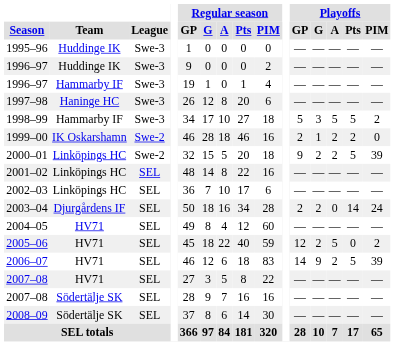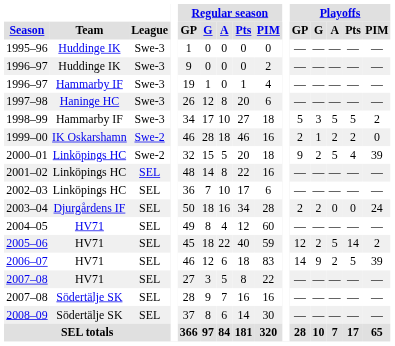(335, 155) 2 -> (335, 155) 5
(353, 155) 5 -> (353, 155) 4
(353, 208) 14 -> (353, 208) 0
(353, 243) 0 -> (353, 243) 14
